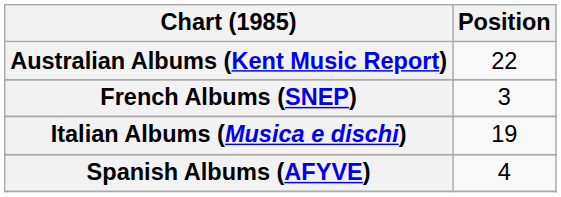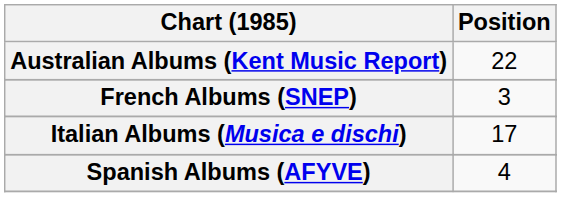(504, 135) 19 -> (504, 135) 17
